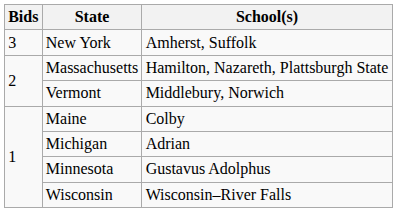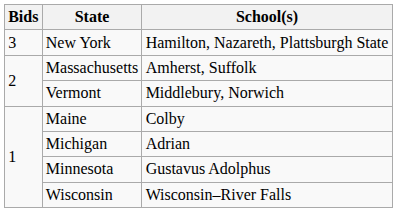(201, 42) Amherst, Suffolk -> (267, 42) Hamilton, Nazareth, Plattsburgh State
(267, 67) Hamilton, Nazareth, Plattsburgh State -> (201, 67) Amherst, Suffolk
